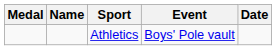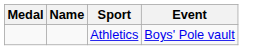- column: (254, 15)
